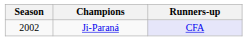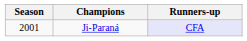(29, 28) 2002 -> (29, 28) 2001
